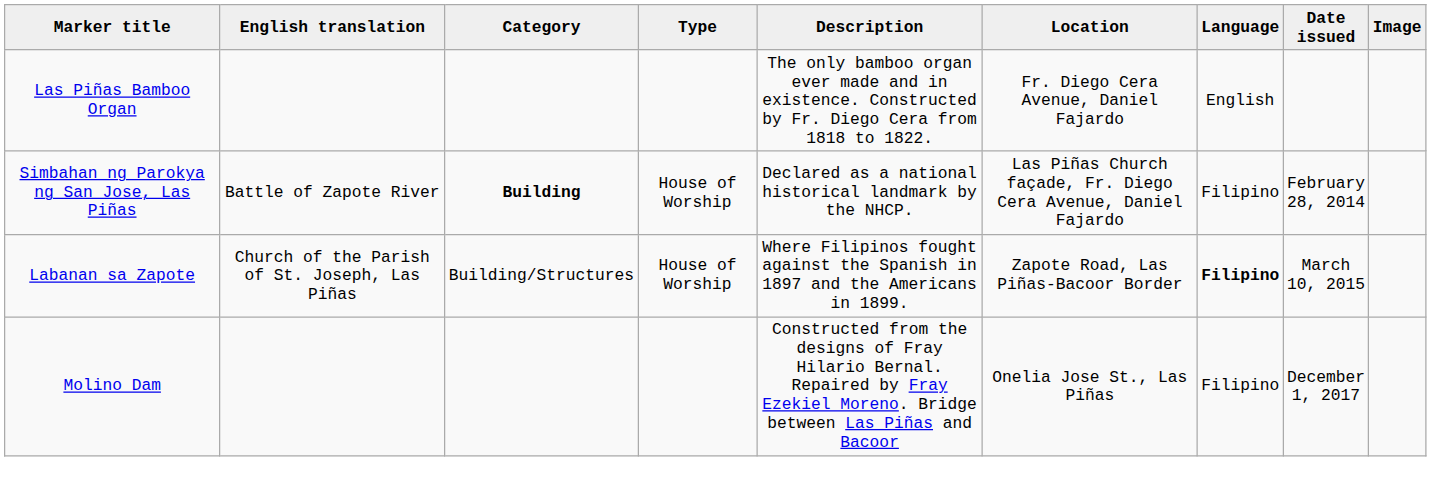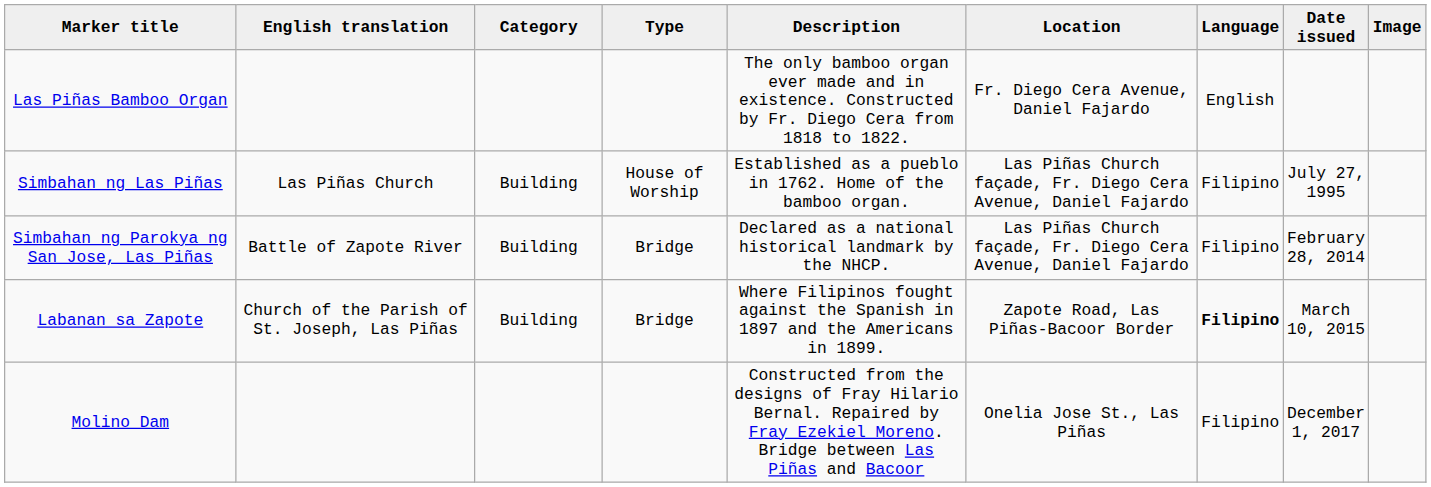+ row: (120, 183)
(541, 193) bold -> (539, 247) normal
(697, 193) House of Worship -> (665, 247) Bridge
(541, 275) Building/Structures -> (539, 321) Building
(697, 275) House of Worship -> (665, 321) Bridge
